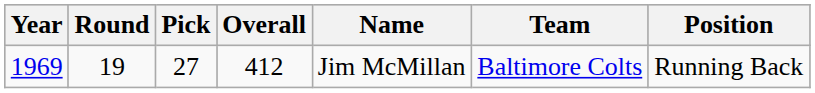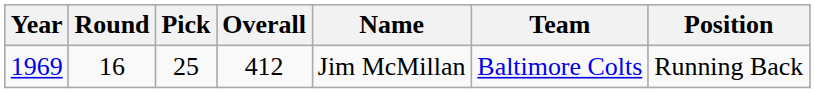(112, 66) 19 -> (112, 66) 16
(186, 66) 27 -> (186, 66) 25
